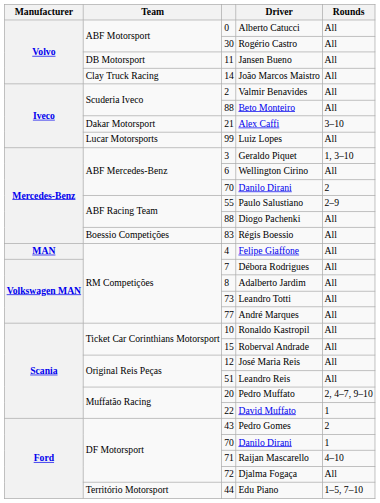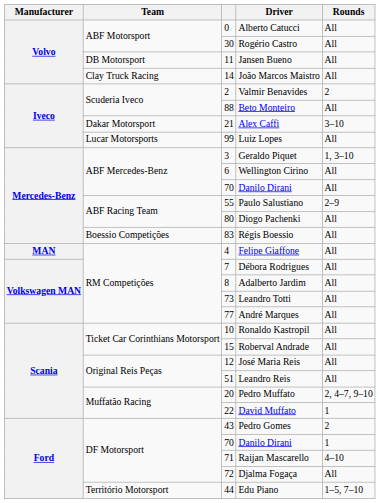(331, 91) All -> (327, 91) 2
(327, 187) 2 -> (331, 187) All
(229, 219) 88 -> (229, 219) 80
